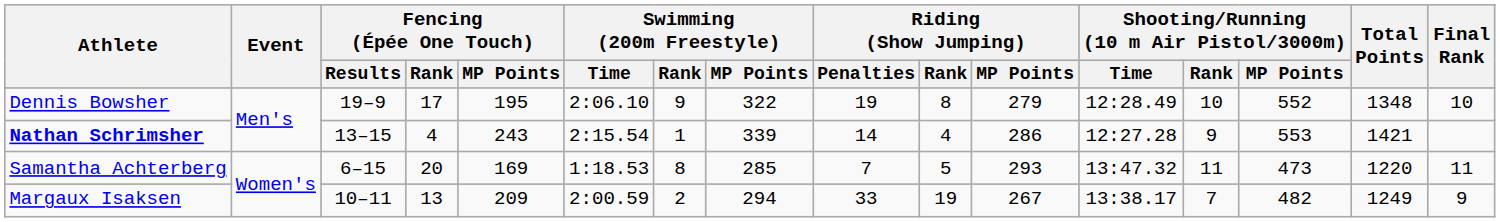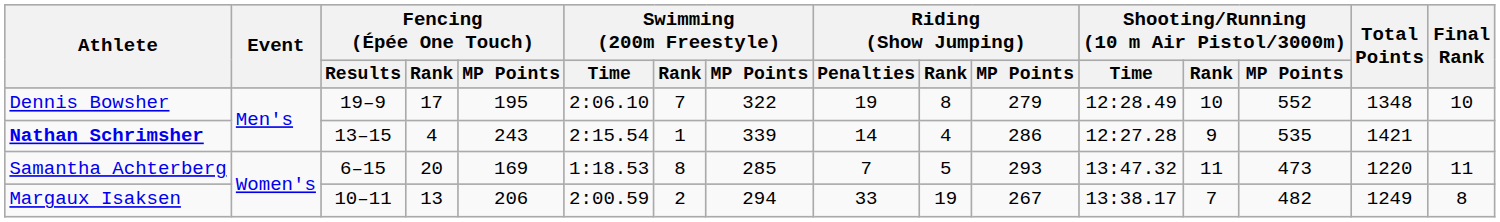(680, 104) 9 -> (680, 104) 7
(1295, 136) 553 -> (1295, 136) 535
(511, 200) 209 -> (511, 200) 206
(1462, 200) 9 -> (1462, 200) 8
